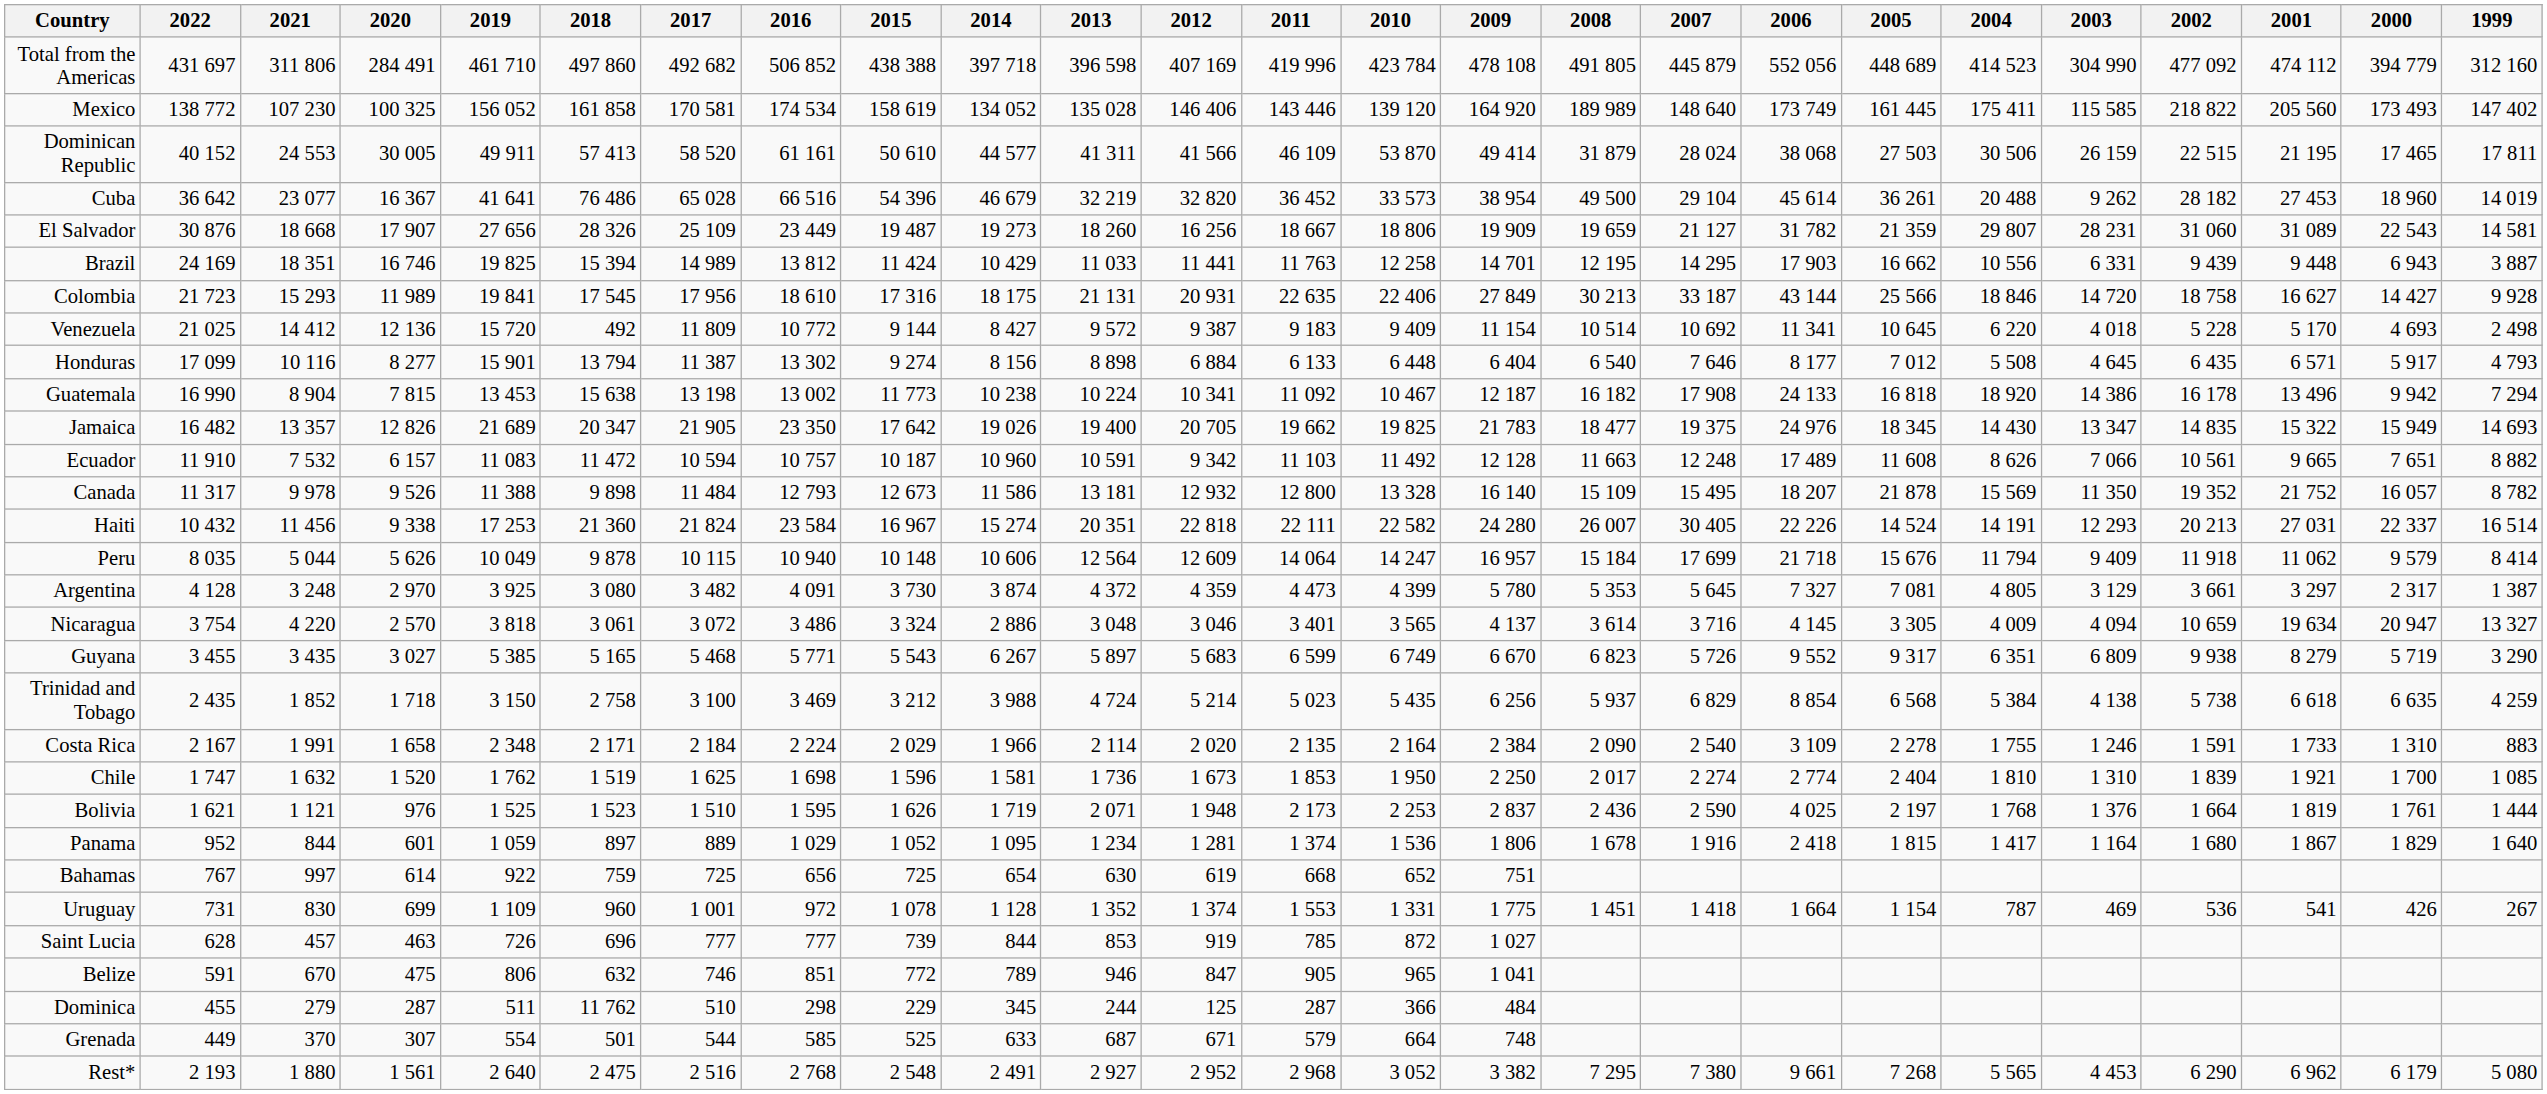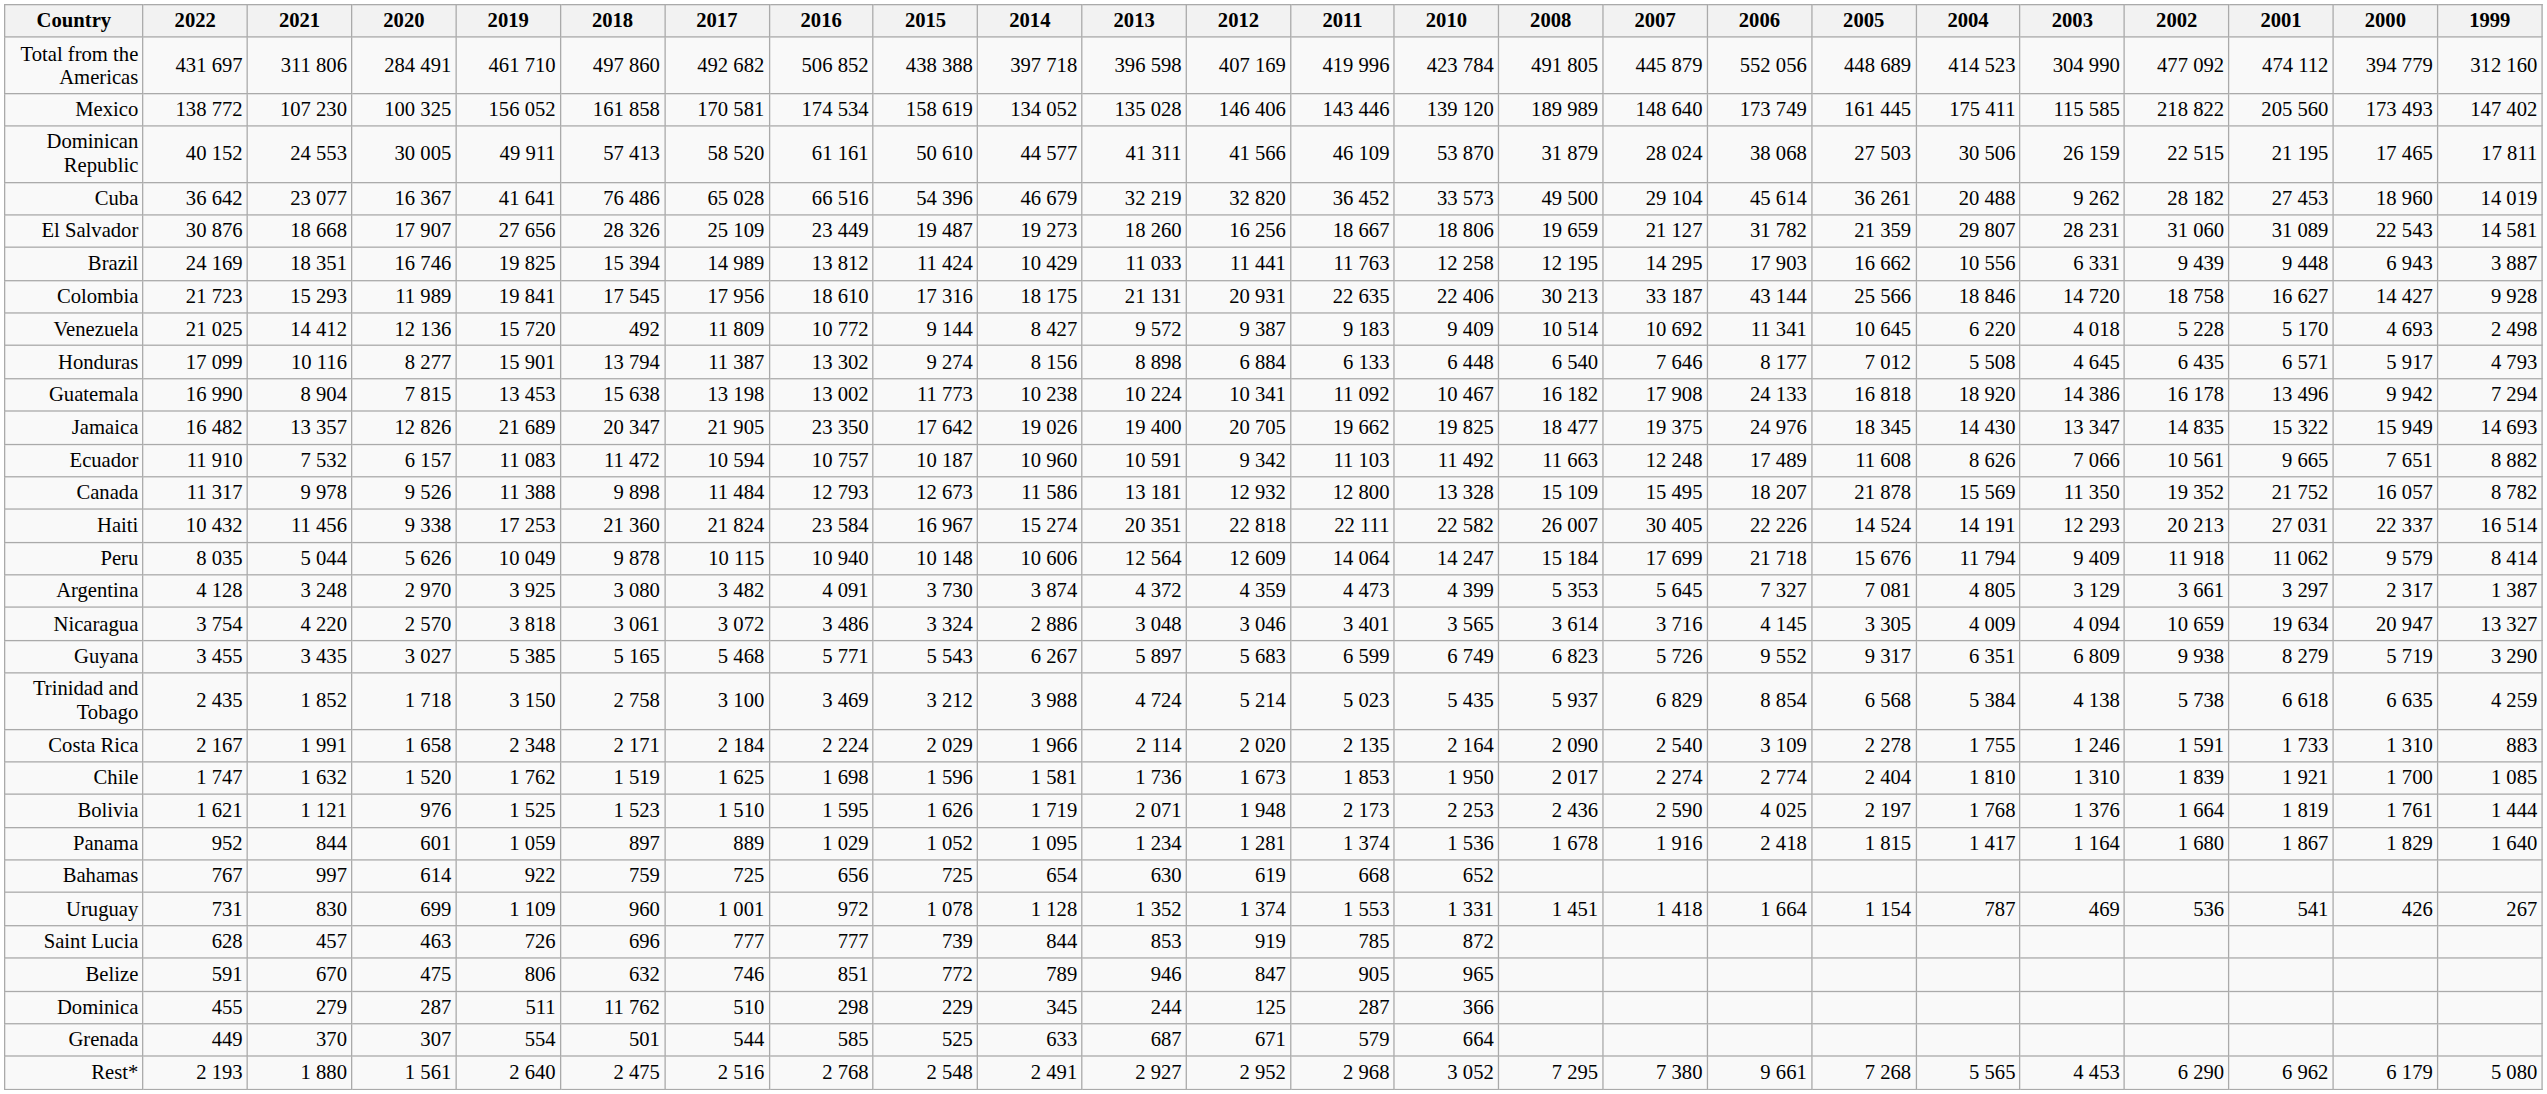- column: (1491, 20)
